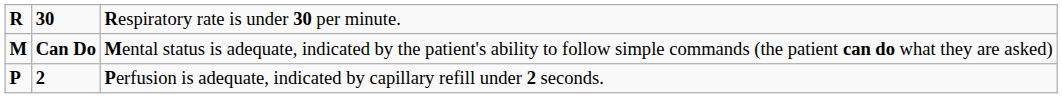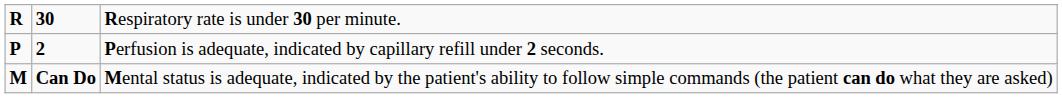rows swapped: (40, 78) <-> (66, 48)
